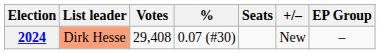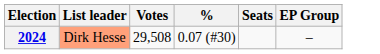- column: (293, 15)
(152, 37) 29,408 -> (152, 37) 29,508
